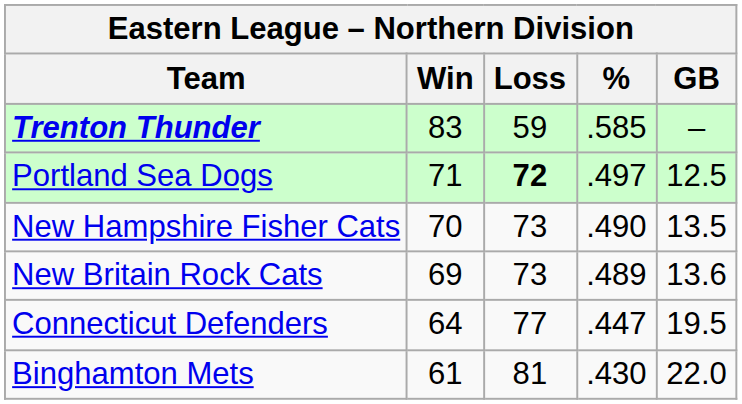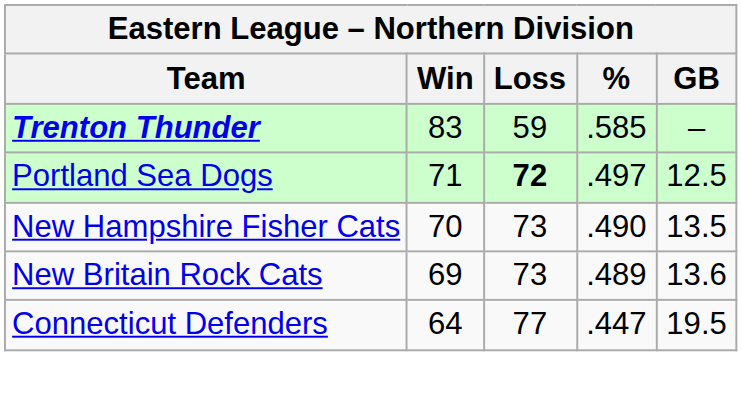- row: (133, 373)
